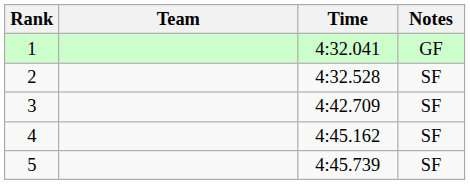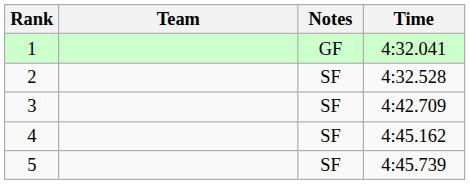columns swapped: (348, 19) <-> (431, 19)
